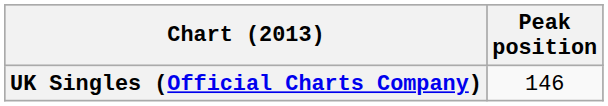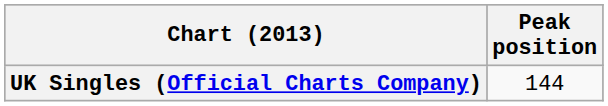(545, 83) 146 -> (545, 83) 144
